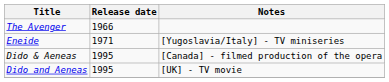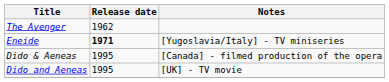(103, 26) 1966 -> (103, 26) 1962
(103, 41) normal -> (103, 41) bold
